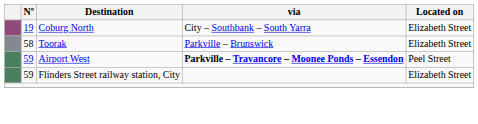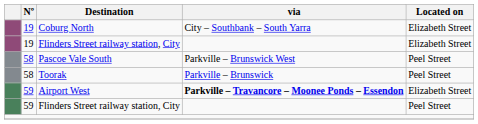+ row: (29, 43)
+ row: (29, 59)
(440, 43) Elizabeth Street -> (429, 75) Peel Street
(429, 59) Peel Street -> (440, 91) Elizabeth Street
(440, 75) Elizabeth Street -> (429, 106) Peel Street
